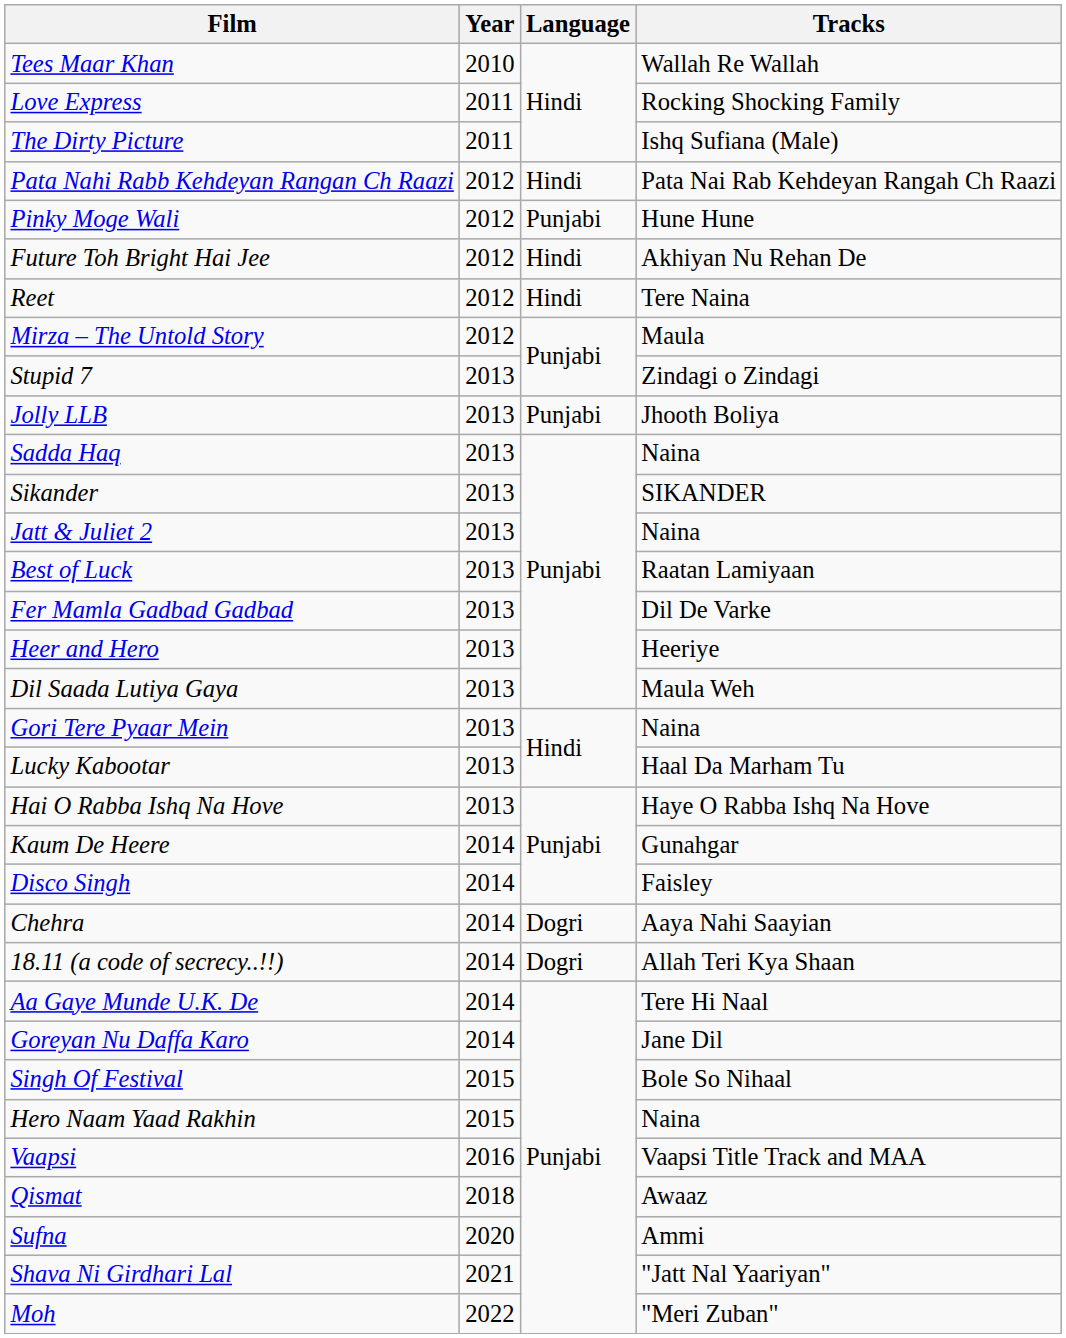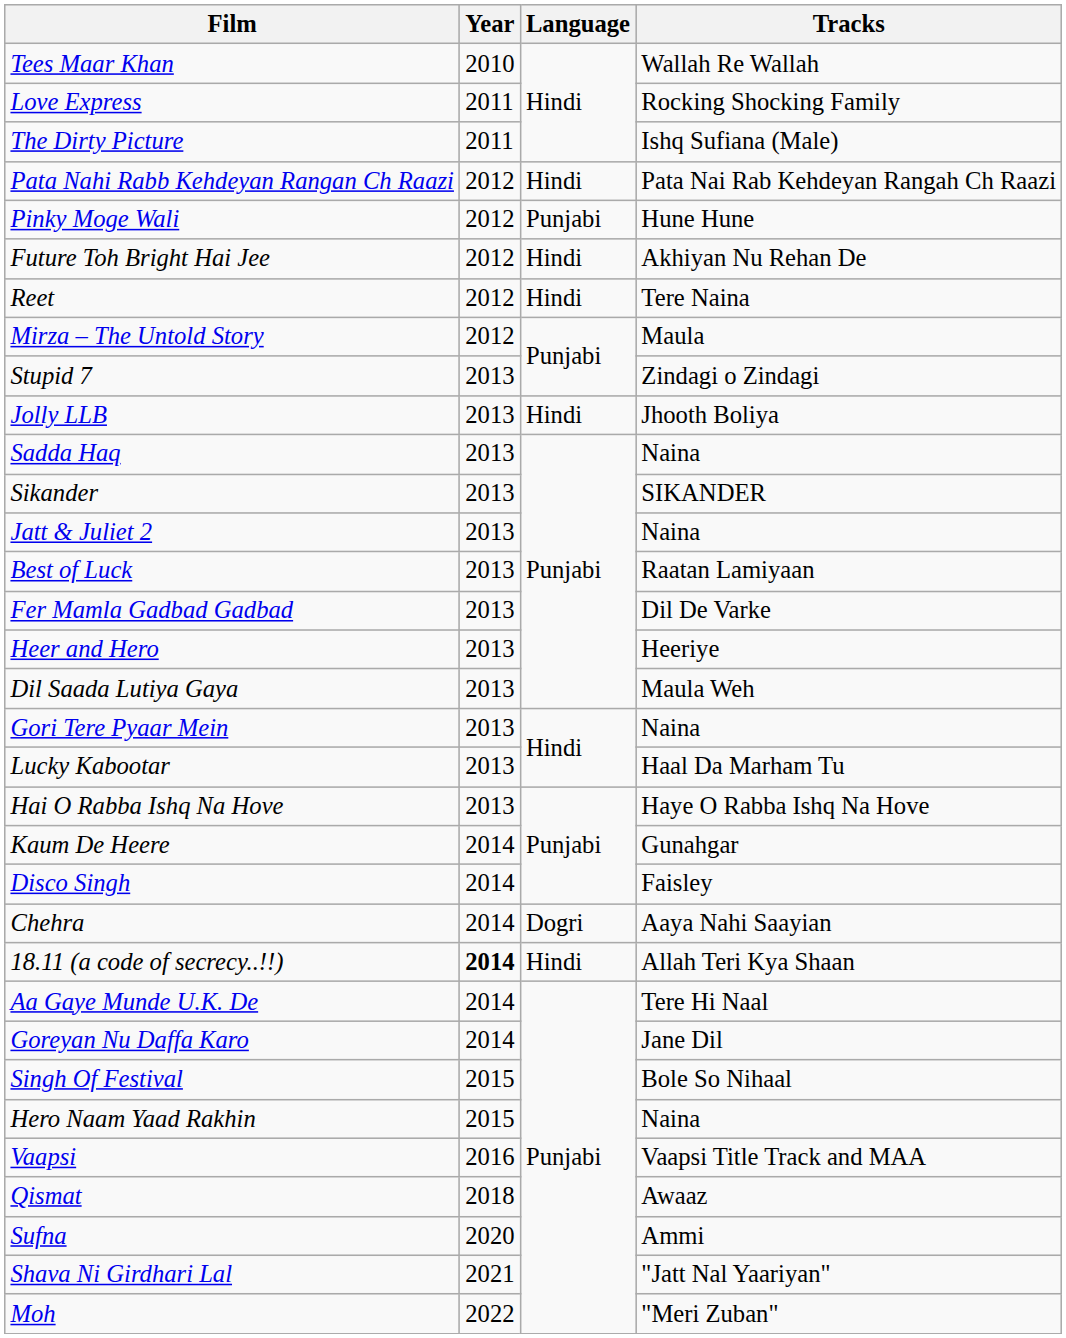(564, 414) Punjabi -> (554, 414) Hindi
(490, 961) normal -> (490, 961) bold
(555, 961) Dogri -> (554, 961) Hindi
